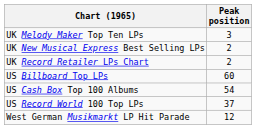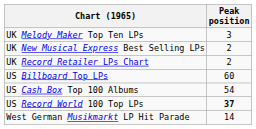(229, 104) normal -> (229, 104) bold
(229, 117) 12 -> (229, 117) 14
